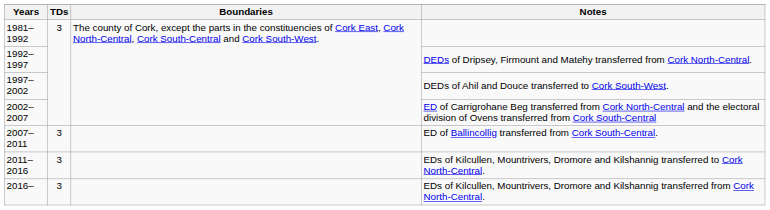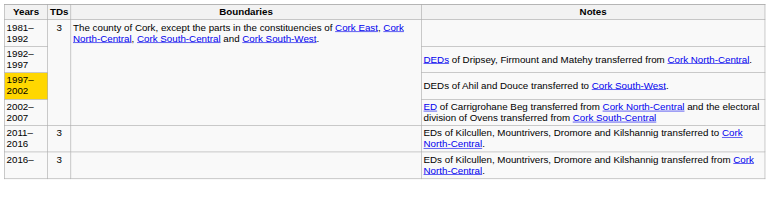(20, 86) no background -> (20, 86) gold background
- row: (541, 133)
